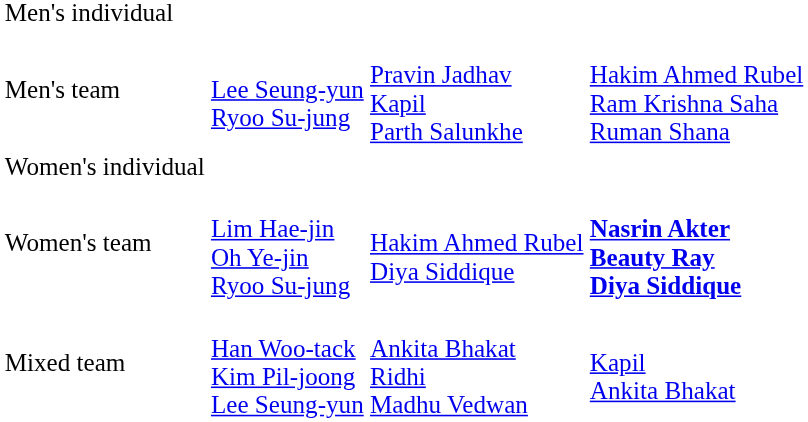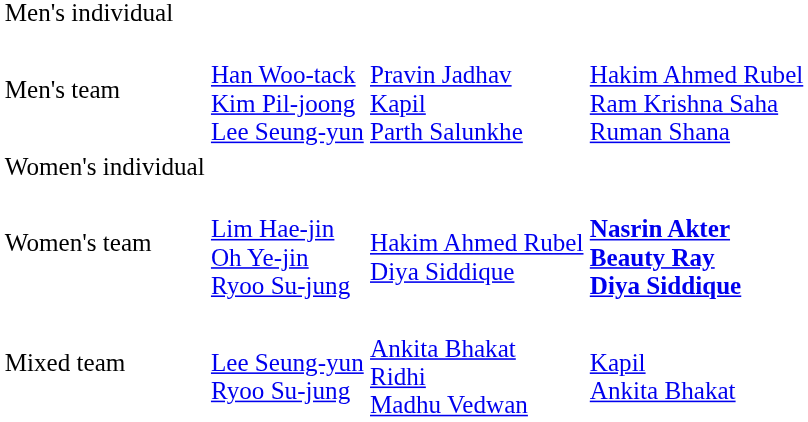(287, 103) Lee Seung-yun Ryoo Su-jung -> (287, 103) Han Woo-tack Kim Pil-joong Lee Seung-yun
(287, 376) Han Woo-tack Kim Pil-joong Lee Seung-yun -> (287, 376) Lee Seung-yun Ryoo Su-jung
